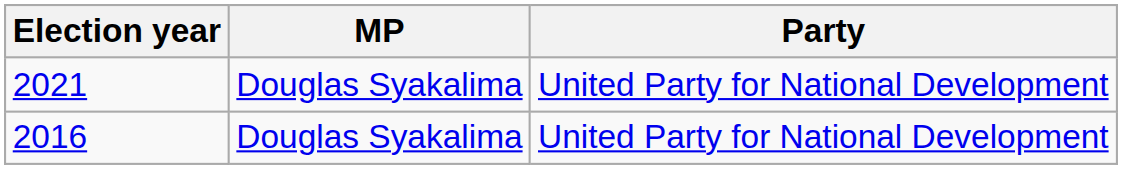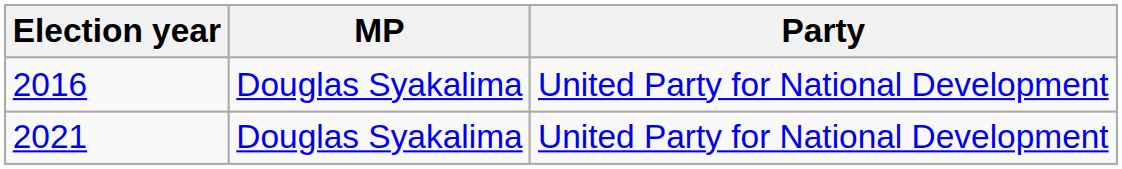rows swapped: (50, 137) <-> (50, 84)
